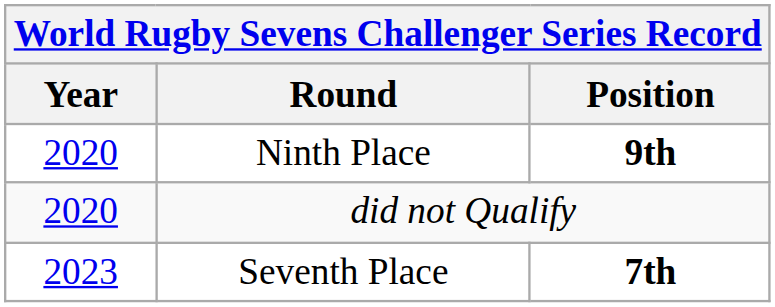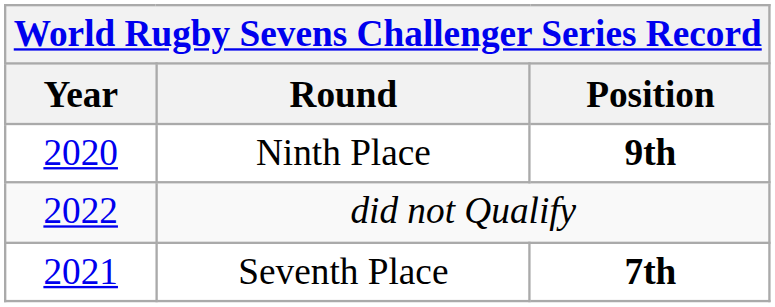(81, 211) 2020 -> (81, 211) 2022
(81, 270) 2023 -> (81, 270) 2021
